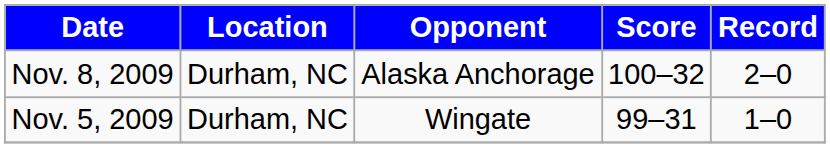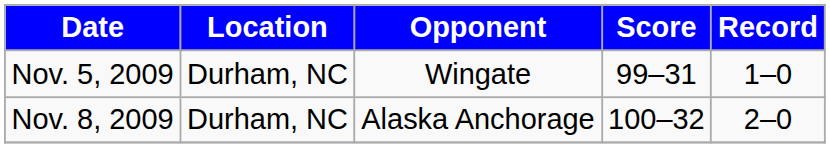rows swapped: (93, 119) <-> (93, 73)
